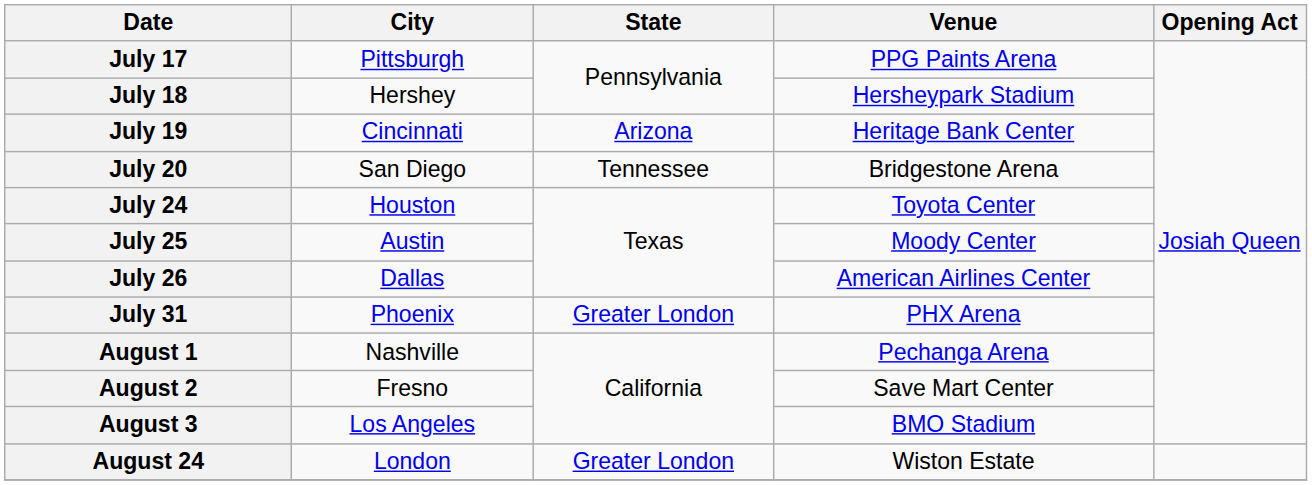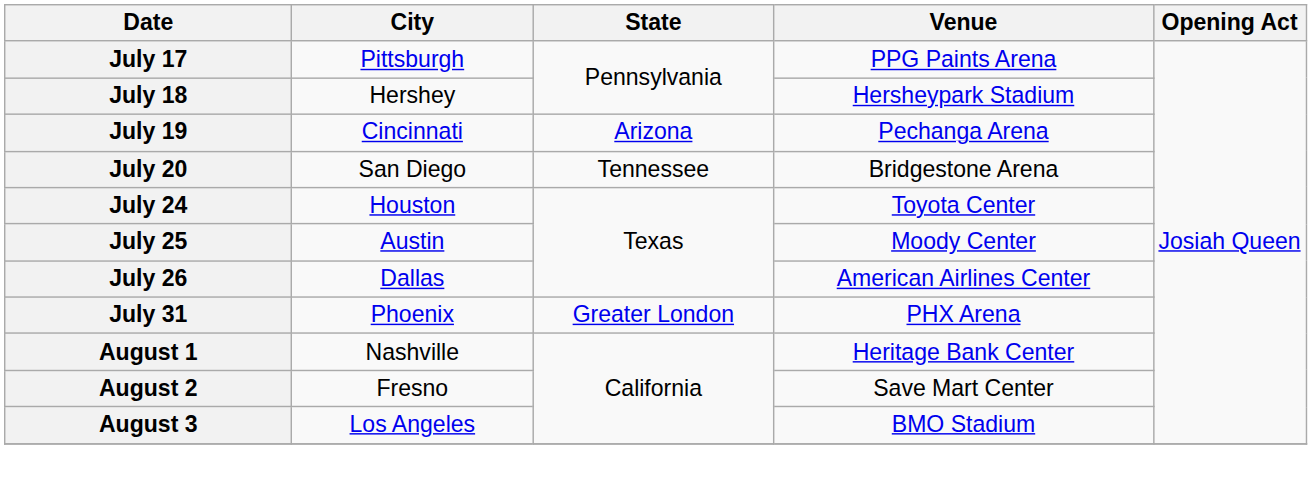(963, 132) Heritage Bank Center -> (963, 132) Pechanga Arena
(963, 351) Pechanga Arena -> (963, 351) Heritage Bank Center
- row: (148, 461)
